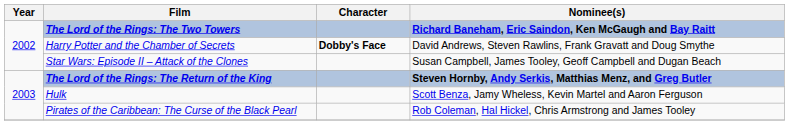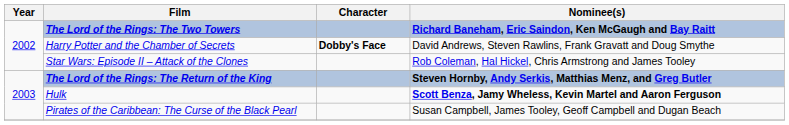(567, 62) Susan Campbell, James Tooley, Geoff Campbell and Dugan Beach -> (554, 62) Rob Coleman, Hal Hickel, Chris Armstrong and James Tooley
(557, 95) normal -> (567, 95) bold
(554, 111) Rob Coleman, Hal Hickel, Chris Armstrong and James Tooley -> (567, 111) Susan Campbell, James Tooley, Geoff Campbell and Dugan Beach
